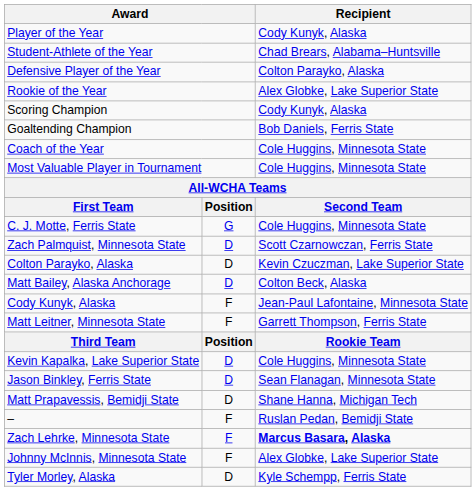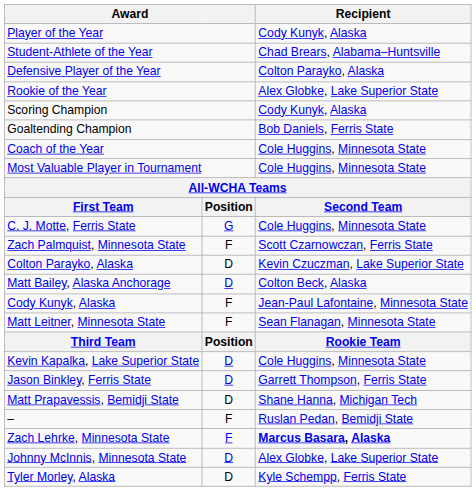(229, 245) D -> (229, 245) F
(342, 322) Garrett Thompson, Ferris State -> (347, 322) Sean Flanagan, Minnesota State
(347, 380) Sean Flanagan, Minnesota State -> (342, 380) Garrett Thompson, Ferris State
(229, 457) F -> (229, 457) D
